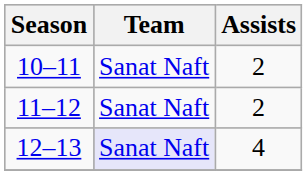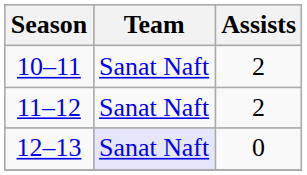(259, 148) 4 -> (259, 148) 0
